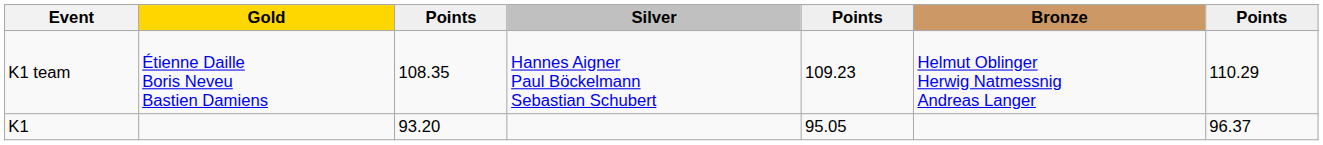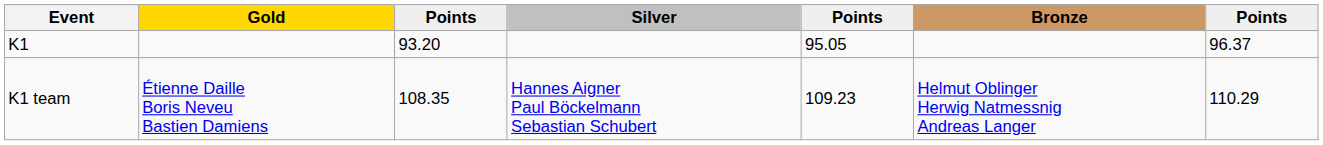rows swapped: (19, 126) <-> (39, 72)
